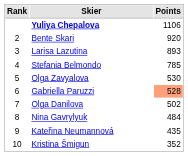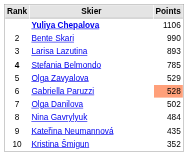(174, 38) 920 -> (174, 38) 990
(17, 65) normal -> (17, 65) bold
(174, 78) 530 -> (174, 78) 529
